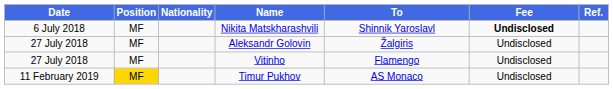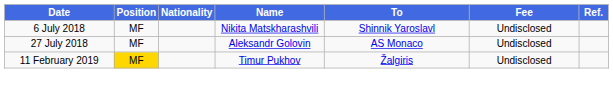(524, 29) bold -> (524, 29) normal
(397, 45) Žalgiris -> (397, 45) AS Monaco
- row: (270, 60)
(397, 76) AS Monaco -> (397, 60) Žalgiris
